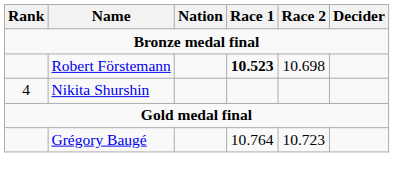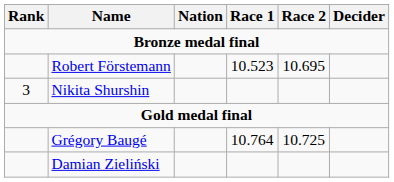(252, 66) bold -> (252, 66) normal
(304, 66) 10.698 -> (304, 66) 10.695
(26, 90) 4 -> (26, 90) 3
(304, 139) 10.723 -> (304, 139) 10.725
+ row: (106, 164)
